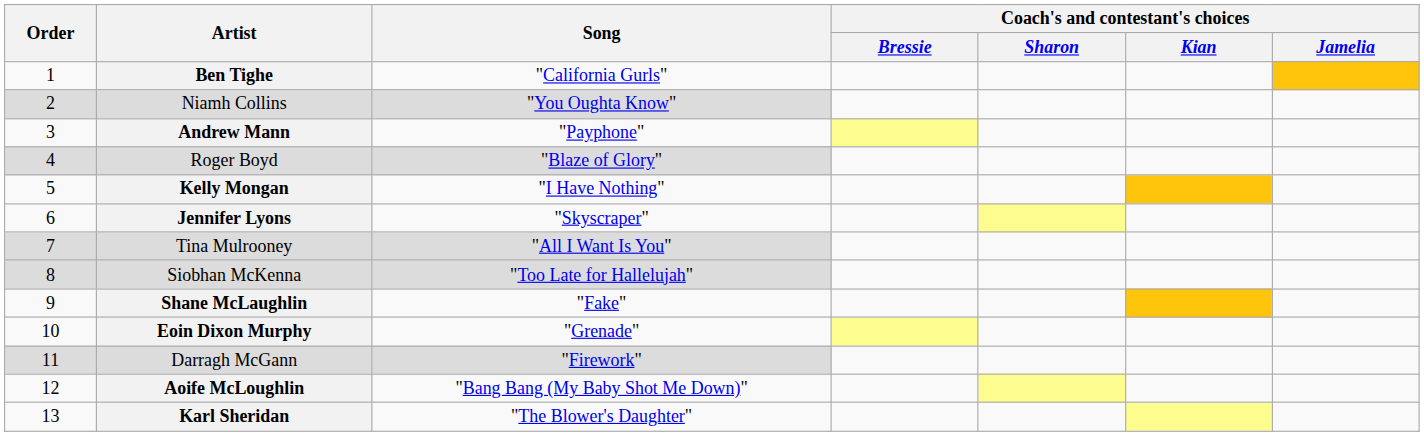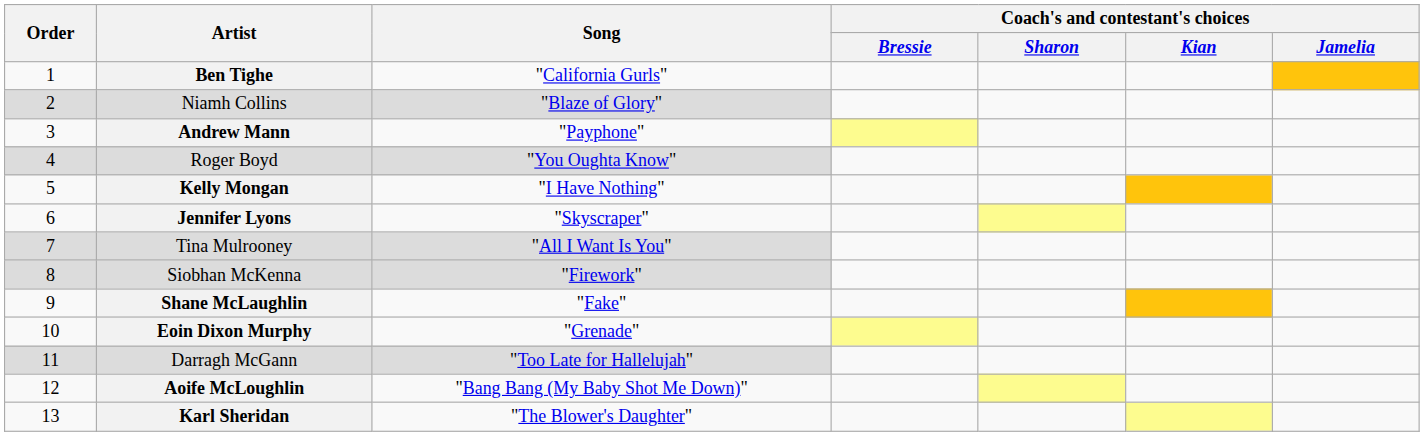(602, 103) "You Oughta Know" -> (602, 103) "Blaze of Glory"
(602, 160) "Blaze of Glory" -> (602, 160) "You Oughta Know"
(602, 274) "Too Late for Hallelujah" -> (602, 274) "Firework"
(602, 359) "Firework" -> (602, 359) "Too Late for Hallelujah"
